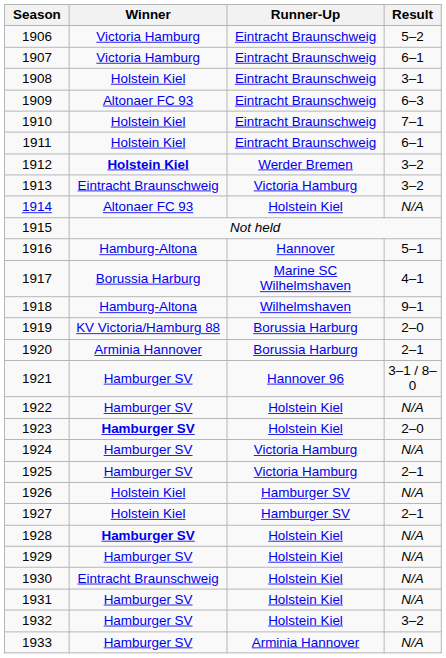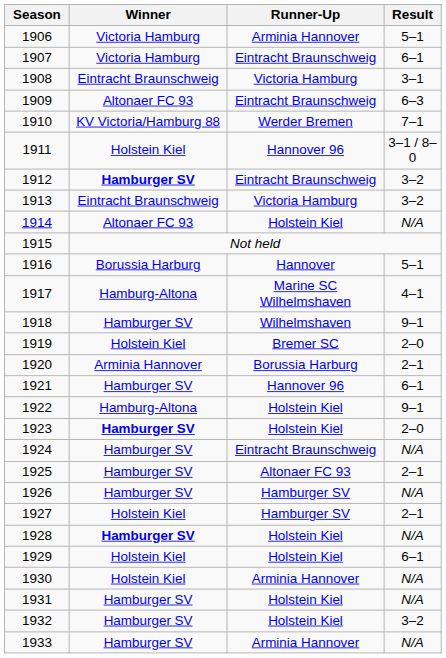(306, 36) Eintracht Braunschweig -> (306, 36) Arminia Hannover
(412, 36) 5–2 -> (412, 36) 5–1
(148, 79) Holstein Kiel -> (148, 79) Eintracht Braunschweig
(306, 79) Eintracht Braunschweig -> (306, 79) Victoria Hamburg
(148, 121) Holstein Kiel -> (148, 121) KV Victoria/Hamburg 88
(306, 121) Eintracht Braunschweig -> (306, 121) Werder Bremen
(306, 143) Eintracht Braunschweig -> (306, 150) Hannover 96
(412, 143) 6–1 -> (412, 150) 3–1 / 8–0
(148, 164) Holstein Kiel -> (148, 179) Hamburger SV
(306, 164) Werder Bremen -> (306, 179) Eintracht Braunschweig
(148, 249) Hamburg-Altona -> (148, 264) Borussia Harburg
(148, 278) Borussia Harburg -> (148, 293) Hamburg-Altona
(148, 307) Hamburg-Altona -> (148, 322) Hamburger SV
(148, 328) KV Victoria/Hamburg 88 -> (148, 343) Holstein Kiel
(306, 328) Borussia Harburg -> (306, 343) Bremer SC
(412, 378) 3–1 / 8–0 -> (412, 386) 6–1
(148, 407) Hamburger SV -> (148, 407) Hamburg-Altona
(412, 407) N/A -> (412, 407) 9–1
(306, 450) Victoria Hamburg -> (306, 450) Eintracht Braunschweig
(306, 471) Victoria Hamburg -> (306, 471) Altonaer FC 93
(148, 493) Holstein Kiel -> (148, 493) Hamburger SV
(148, 556) Hamburger SV -> (148, 556) Holstein Kiel
(412, 556) N/A -> (412, 556) 6–1
(148, 578) Eintracht Braunschweig -> (148, 578) Holstein Kiel
(306, 578) Holstein Kiel -> (306, 578) Arminia Hannover
